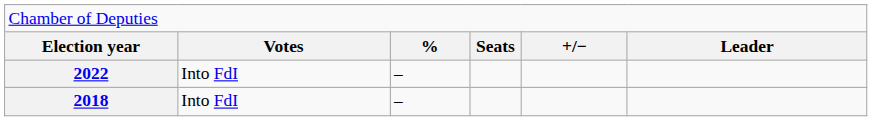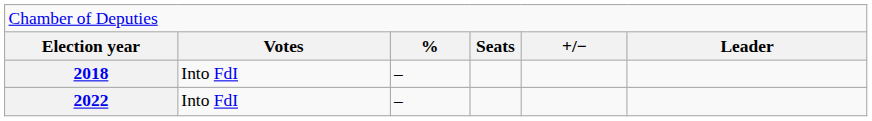rows swapped: (91, 101) <-> (91, 73)
